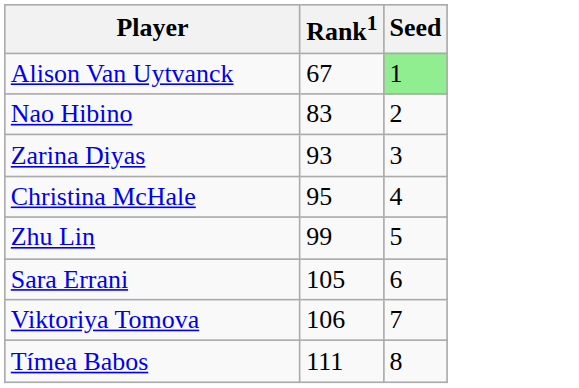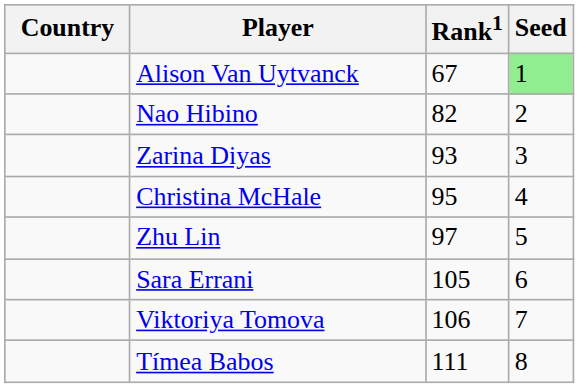+ column: (67, 28)
(319, 114) 83 -> (445, 114) 82
(319, 237) 99 -> (445, 237) 97
